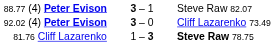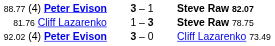(215, 8) normal -> (215, 8) bold
rows swapped: (60, 37) <-> (55, 22)
